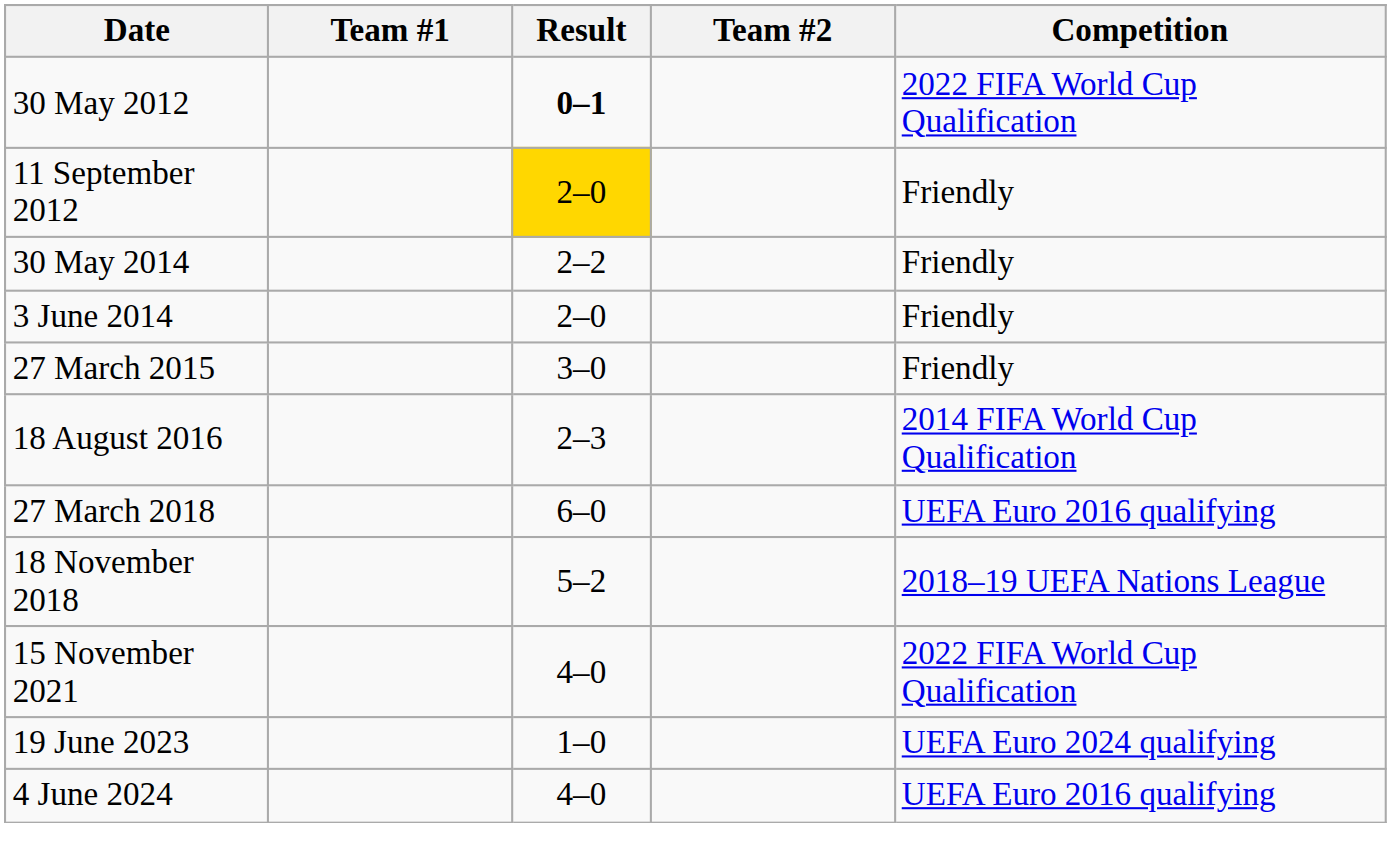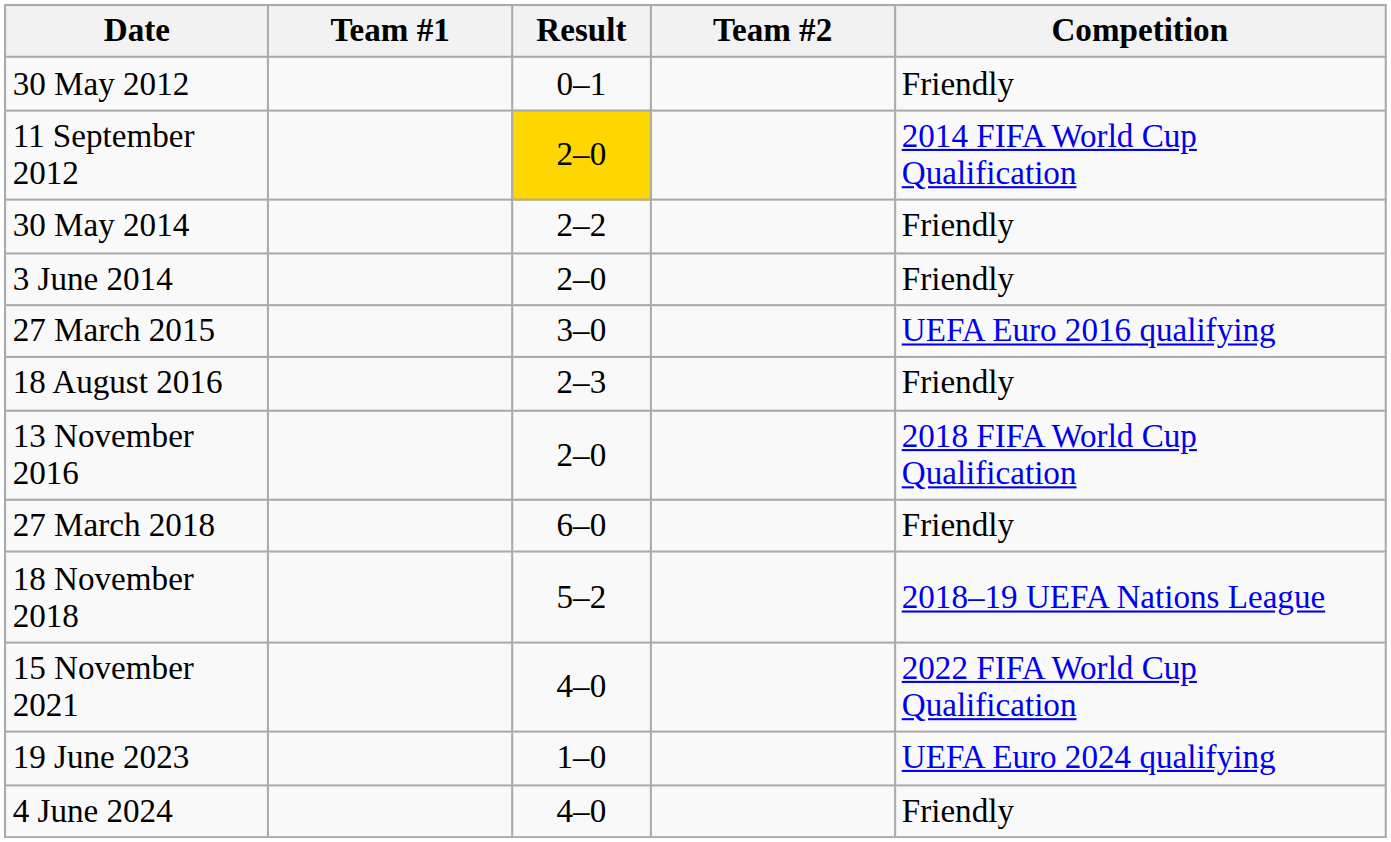(581, 101) bold -> (581, 83) normal
(1049, 101) 2022 FIFA World Cup Qualification -> (958, 83) Friendly
(958, 191) Friendly -> (1049, 154) 2014 FIFA World Cup Qualification
(958, 367) Friendly -> (1089, 330) UEFA Euro 2016 qualifying
(1049, 439) 2014 FIFA World Cup Qualification -> (958, 383) Friendly
+ row: (103, 454)
(1089, 510) UEFA Euro 2016 qualifying -> (958, 525) Friendly
(1089, 794) UEFA Euro 2016 qualifying -> (958, 810) Friendly
